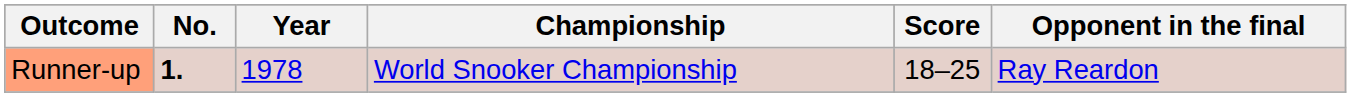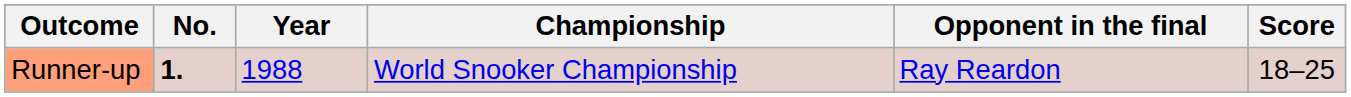columns swapped: (1169, 26) <-> (942, 26)
(272, 69) 1978 -> (272, 69) 1988
